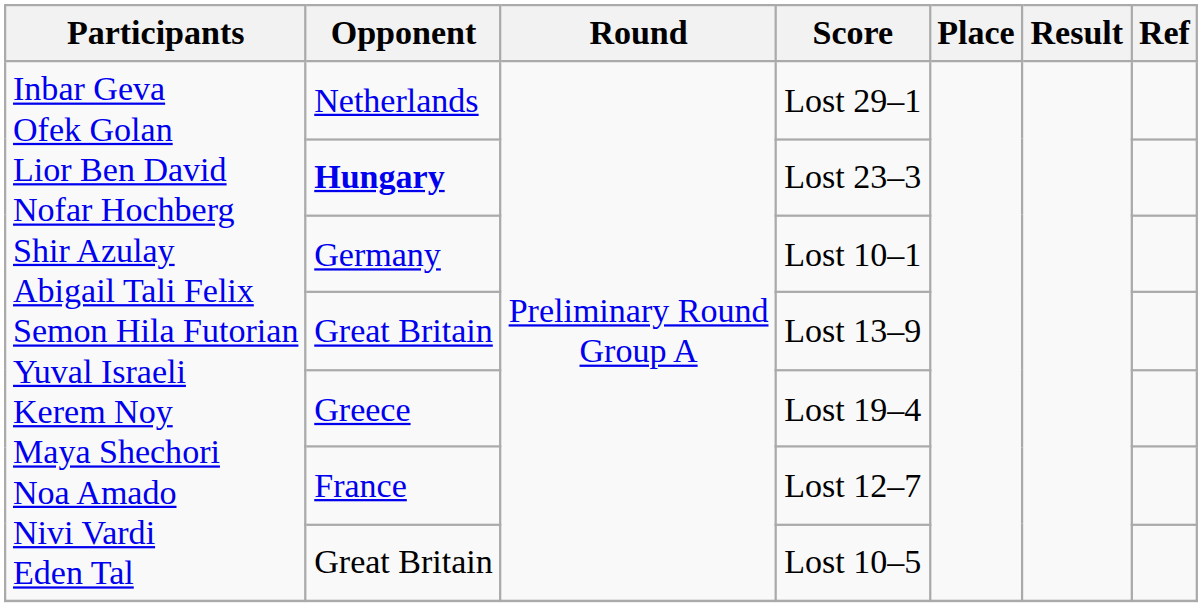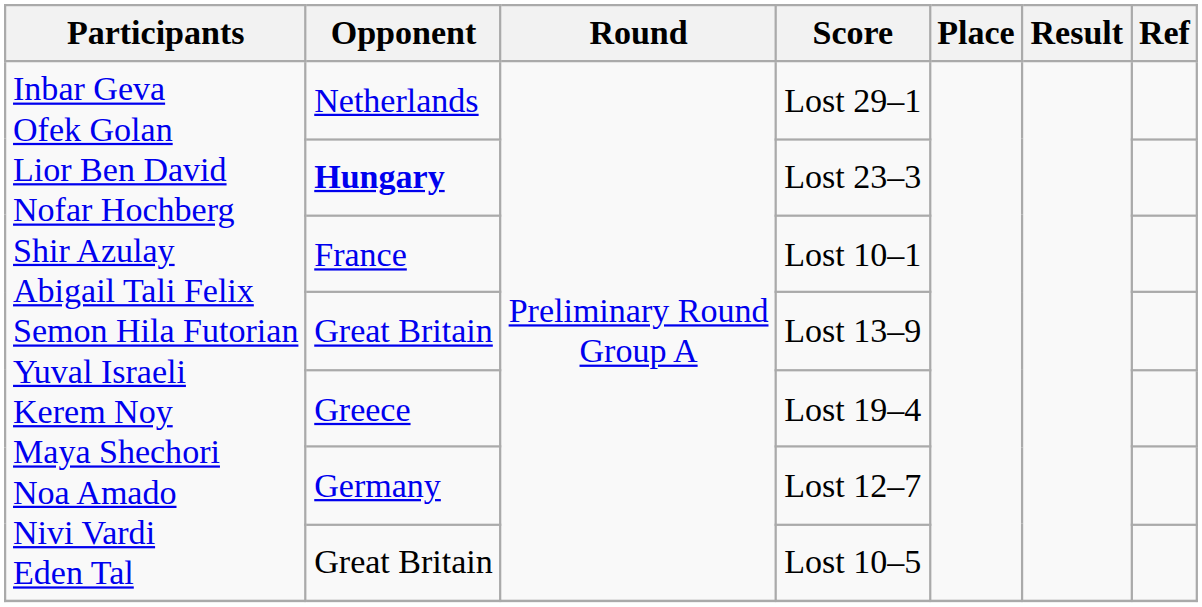(378, 253) Germany -> (361, 253) France
(361, 485) France -> (378, 485) Germany
